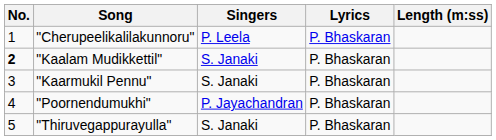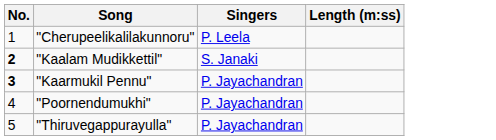- column: (350, 16)
(12, 81) normal -> (12, 81) bold
(229, 81) S. Janaki -> (252, 81) P. Jayachandran
(229, 125) S. Janaki -> (252, 125) P. Jayachandran
